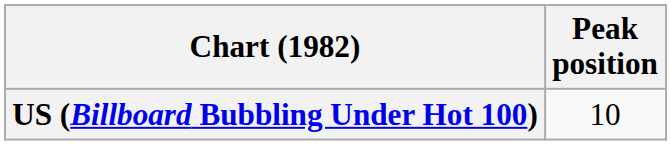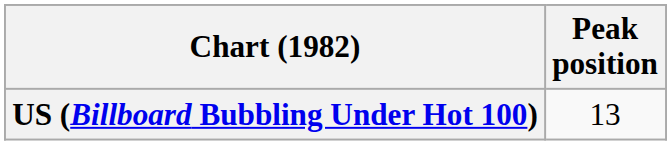(605, 113) 10 -> (605, 113) 13
